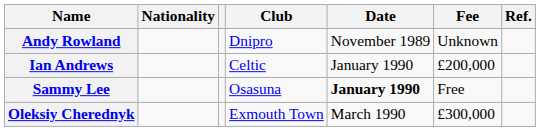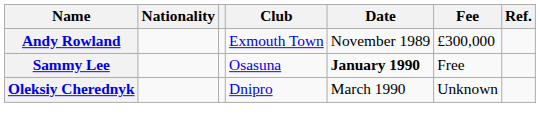(251, 41) Dnipro -> (276, 41) Exmouth Town
(468, 41) Unknown -> (466, 41) £300,000
- row: (71, 65)
(276, 114) Exmouth Town -> (251, 89) Dnipro
(466, 114) £300,000 -> (468, 89) Unknown
